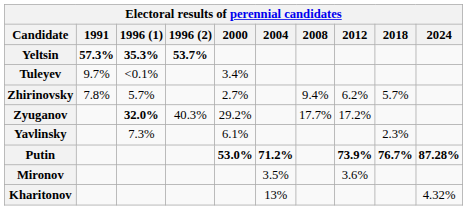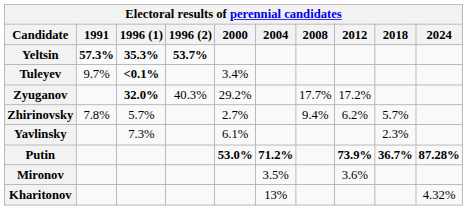(141, 74) normal -> (141, 74) bold
rows swapped: (40, 94) <-> (40, 114)
(395, 154) 76.7% -> (395, 154) 36.7%
